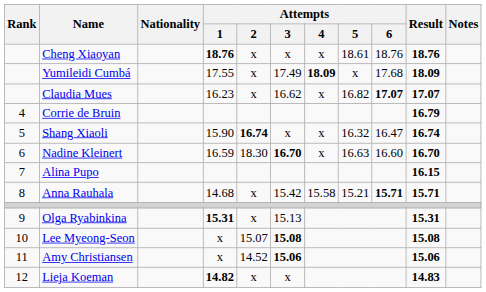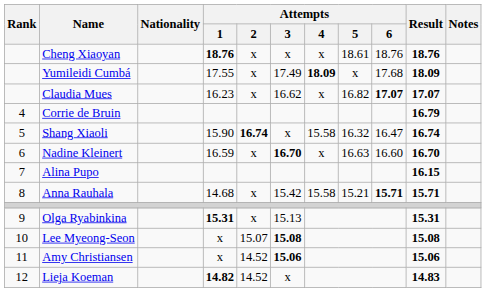(321, 133) x -> (321, 133) 15.58
(254, 152) 18.30 -> (254, 152) x
(254, 277) x -> (254, 277) 14.52
